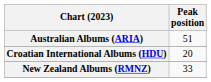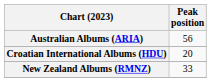(188, 38) 51 -> (188, 38) 56
